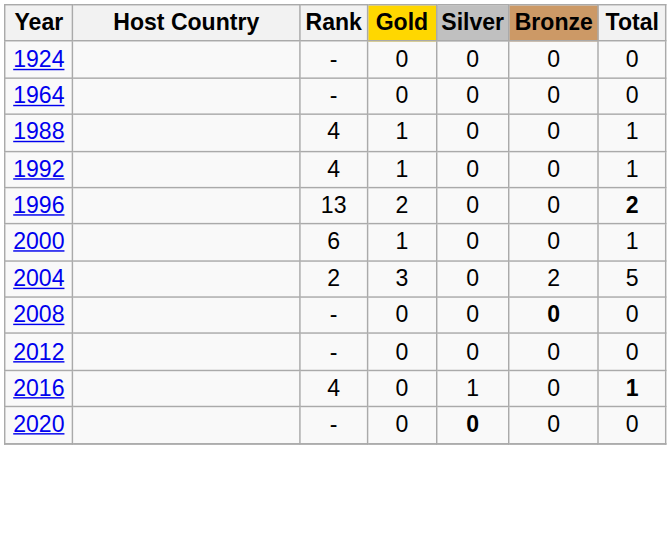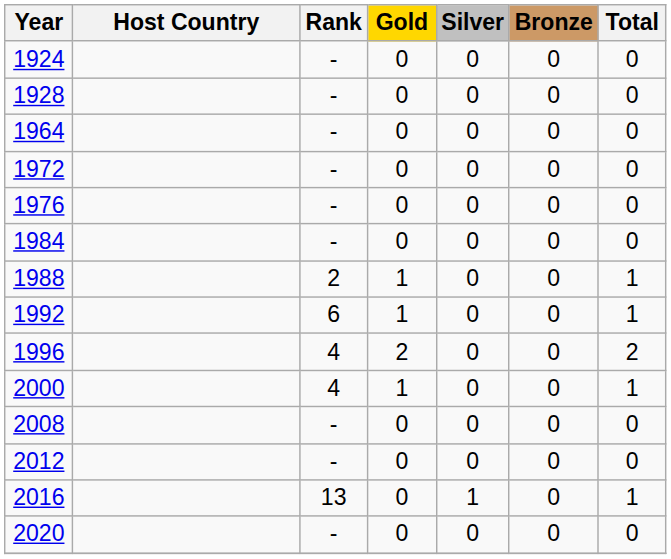+ row: (39, 95)
+ row: (39, 168)
+ row: (39, 205)
+ row: (39, 242)
(334, 132) 4 -> (334, 278) 2
(334, 168) 4 -> (334, 315) 6
(334, 205) 13 -> (334, 351) 4
(632, 205) bold -> (632, 351) normal
(334, 242) 6 -> (334, 388) 4
- row: (39, 278)
(554, 315) bold -> (554, 424) normal
(334, 388) 4 -> (334, 497) 13
(632, 388) bold -> (632, 497) normal
(473, 424) bold -> (473, 534) normal
